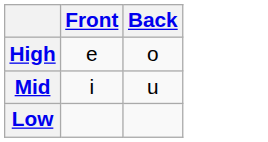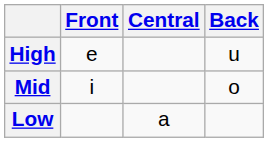+ column: (164, 20)
(153, 53) o -> (234, 53) u
(153, 86) u -> (234, 86) o
